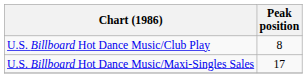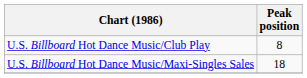(279, 63) 17 -> (279, 63) 18
